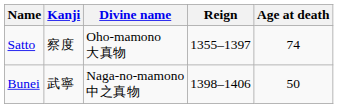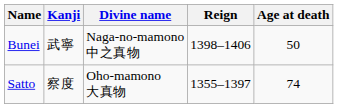rows swapped: (21, 45) <-> (24, 84)
